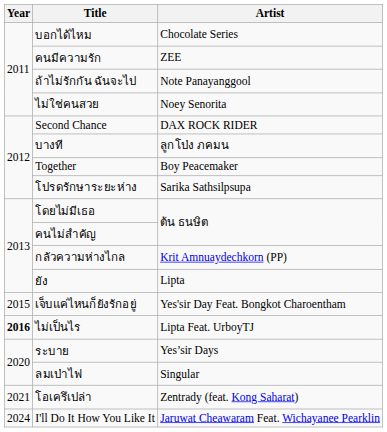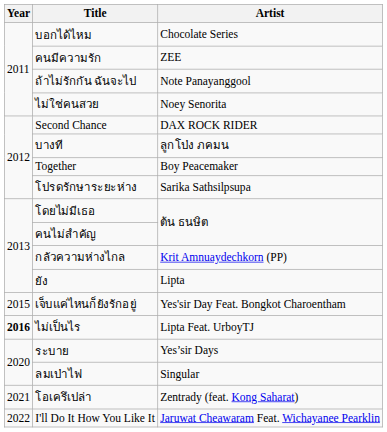(19, 418) 2024 -> (19, 418) 2022
